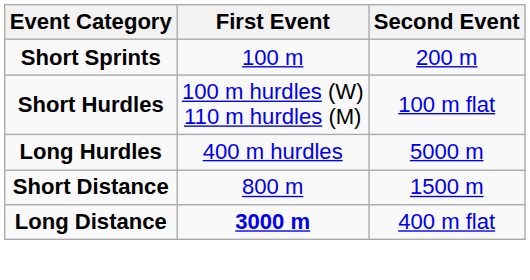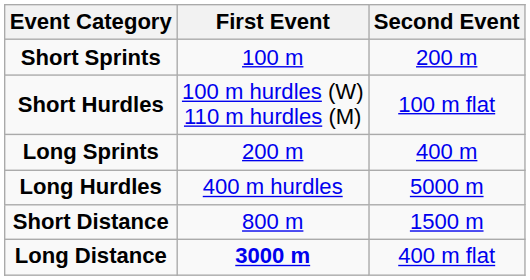+ row: (91, 151)
